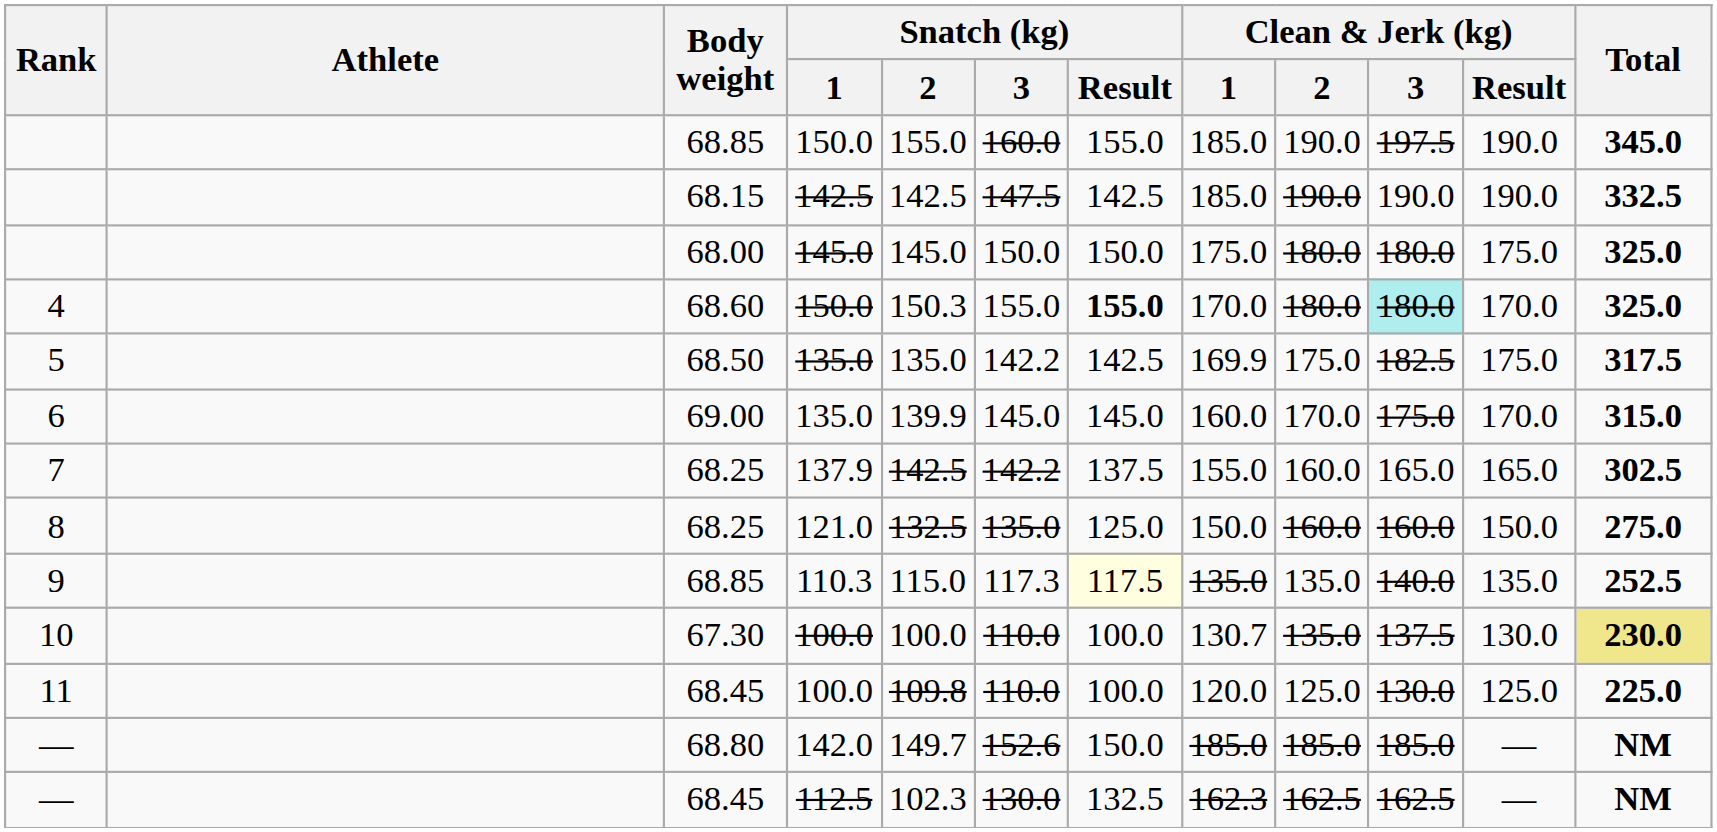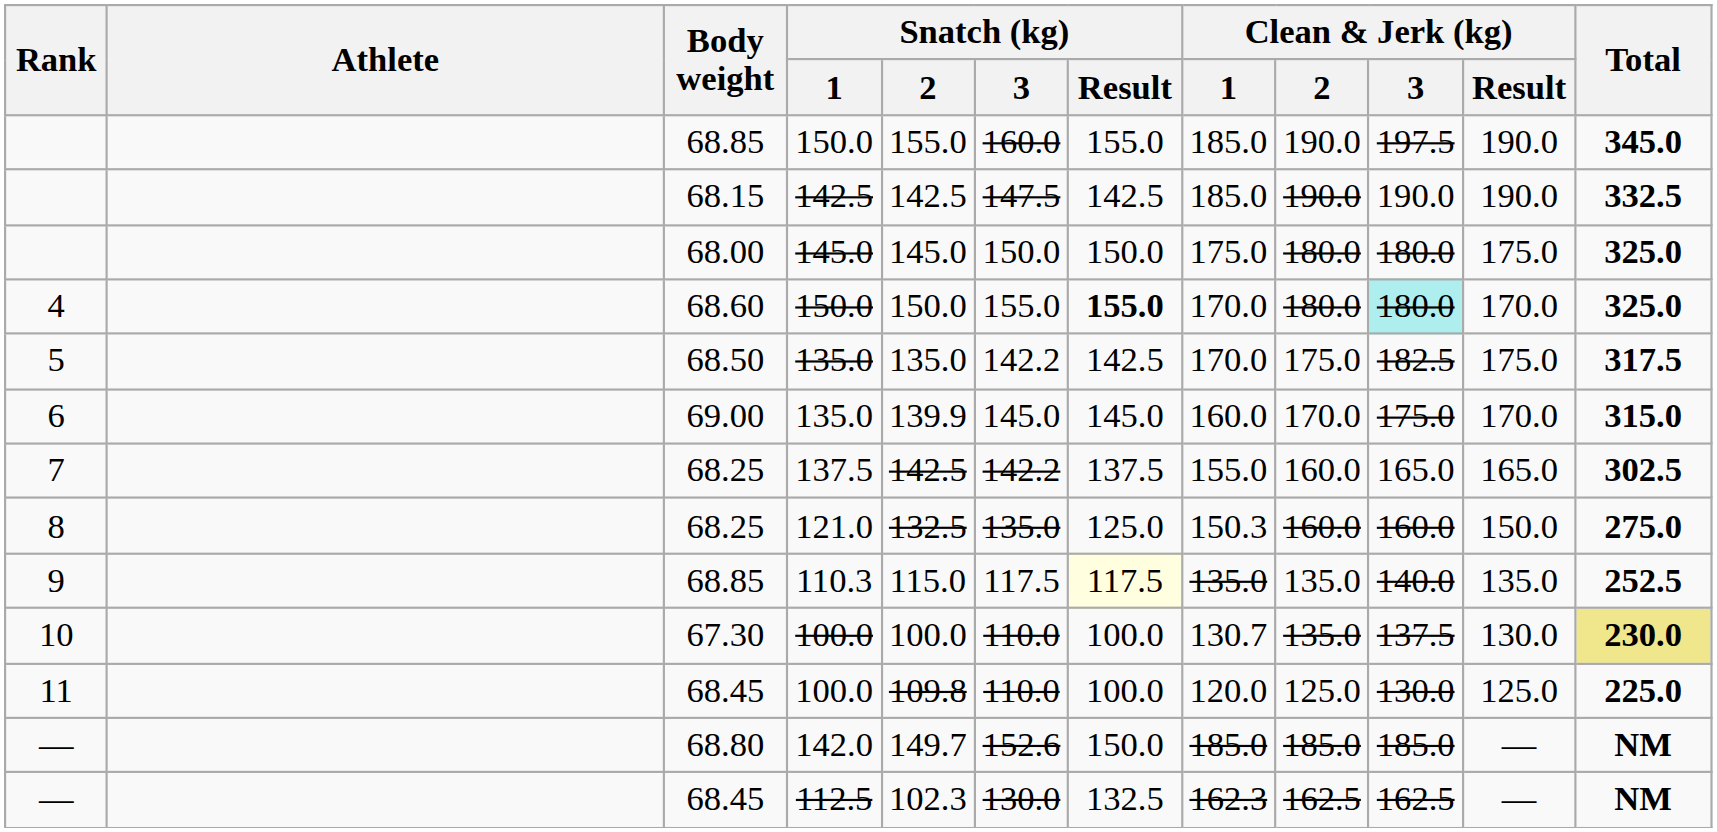(928, 305) 150.3 -> (928, 305) 150.0
(1228, 360) 169.9 -> (1228, 360) 170.0
(834, 470) 137.9 -> (834, 470) 137.5
(1228, 525) 150.0 -> (1228, 525) 150.3
(1021, 580) 117.3 -> (1021, 580) 117.5
